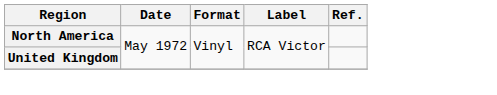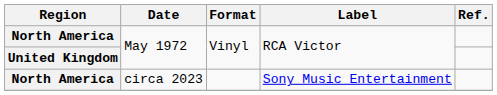+ row: (63, 79)
